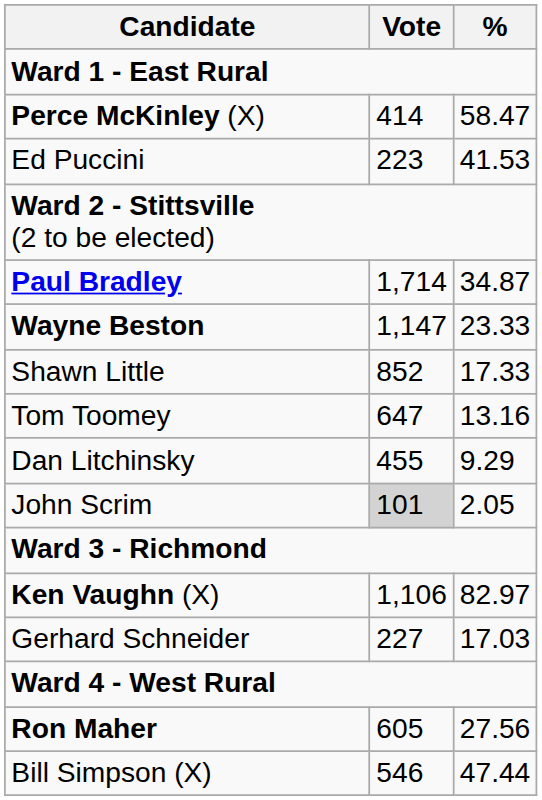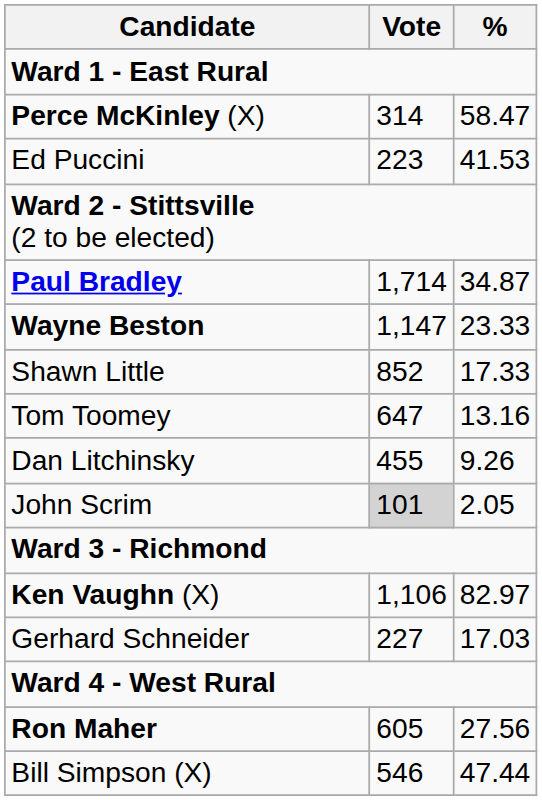(400, 116) 414 -> (400, 116) 314
(487, 460) 9.29 -> (487, 460) 9.26
